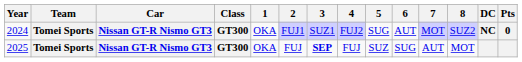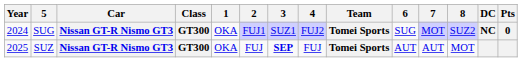columns swapped: (63, 13) <-> (379, 13)
(405, 31) AUT -> (405, 31) SUG
(405, 48) SUG -> (405, 48) AUT
